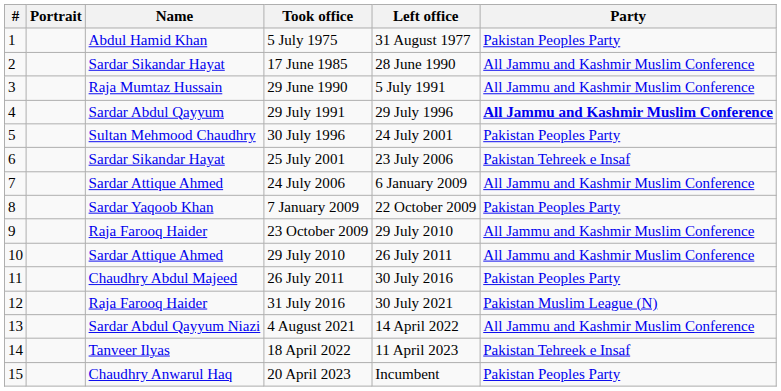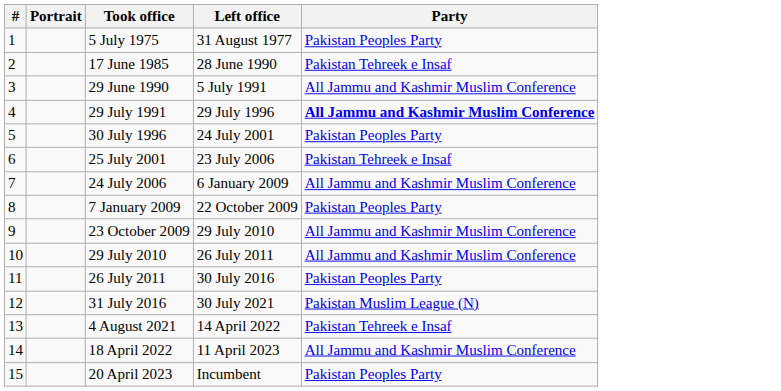- column: (174, 16)
(619, 64) All Jammu and Kashmir Muslim Conference -> (378, 64) Pakistan Tehreek e Insaf
(619, 326) All Jammu and Kashmir Muslim Conference -> (378, 326) Pakistan Tehreek e Insaf
(557, 350) Pakistan Tehreek e Insaf -> (440, 350) All Jammu and Kashmir Muslim Conference
